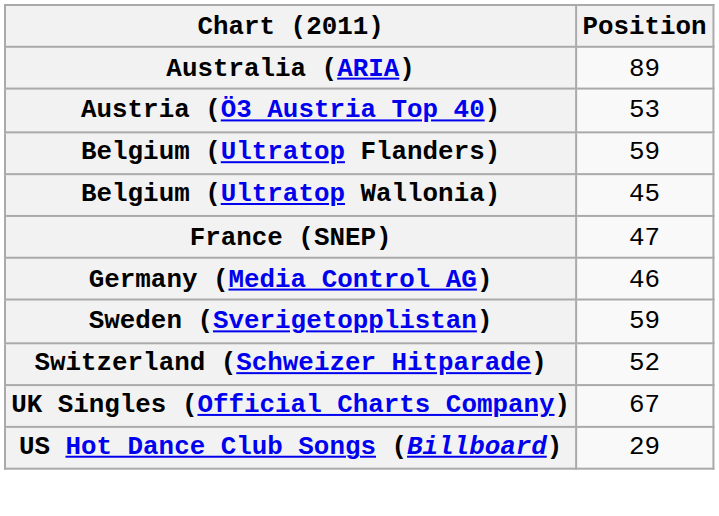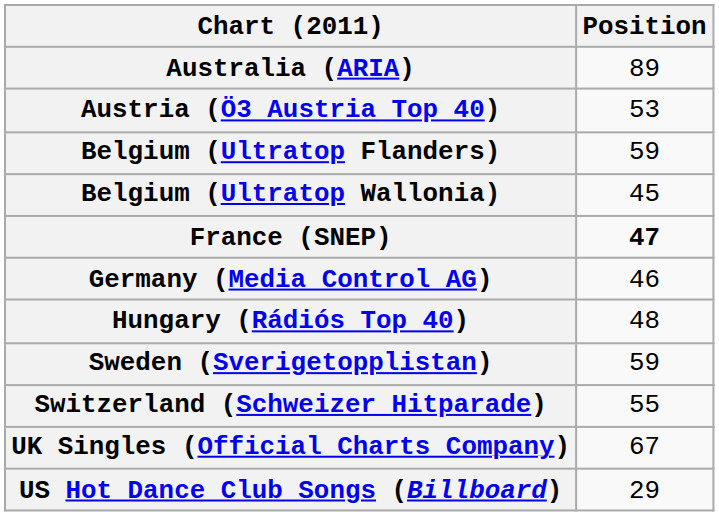(645, 237) normal -> (645, 237) bold
+ row: (291, 321)
(645, 363) 52 -> (645, 406) 55
